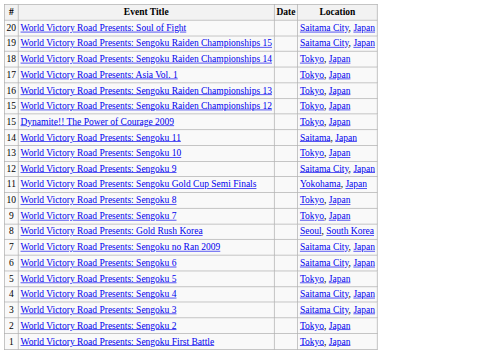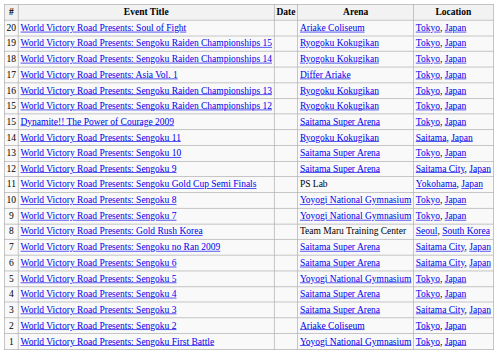+ column: (356, 12)
(337, 28) Saitama City, Japan -> (441, 28) Tokyo, Japan
(337, 44) Saitama City, Japan -> (441, 44) Tokyo, Japan
(337, 294) Saitama City, Japan -> (441, 294) Tokyo, Japan
